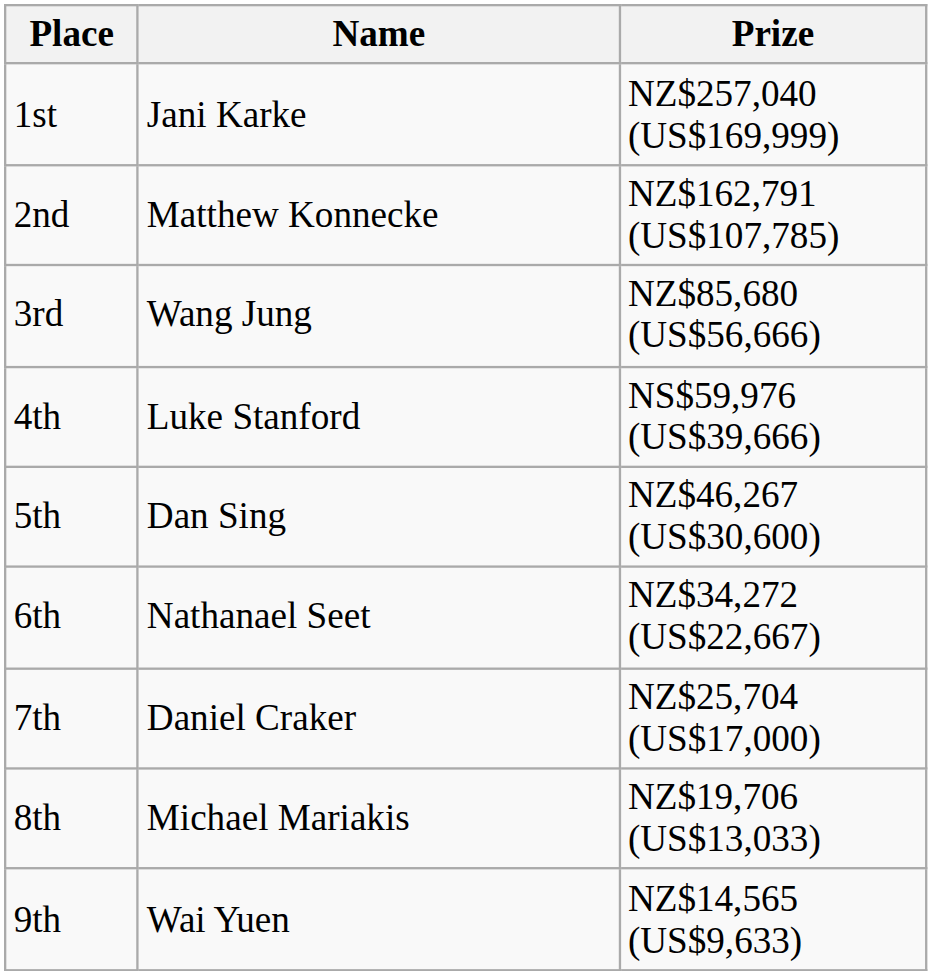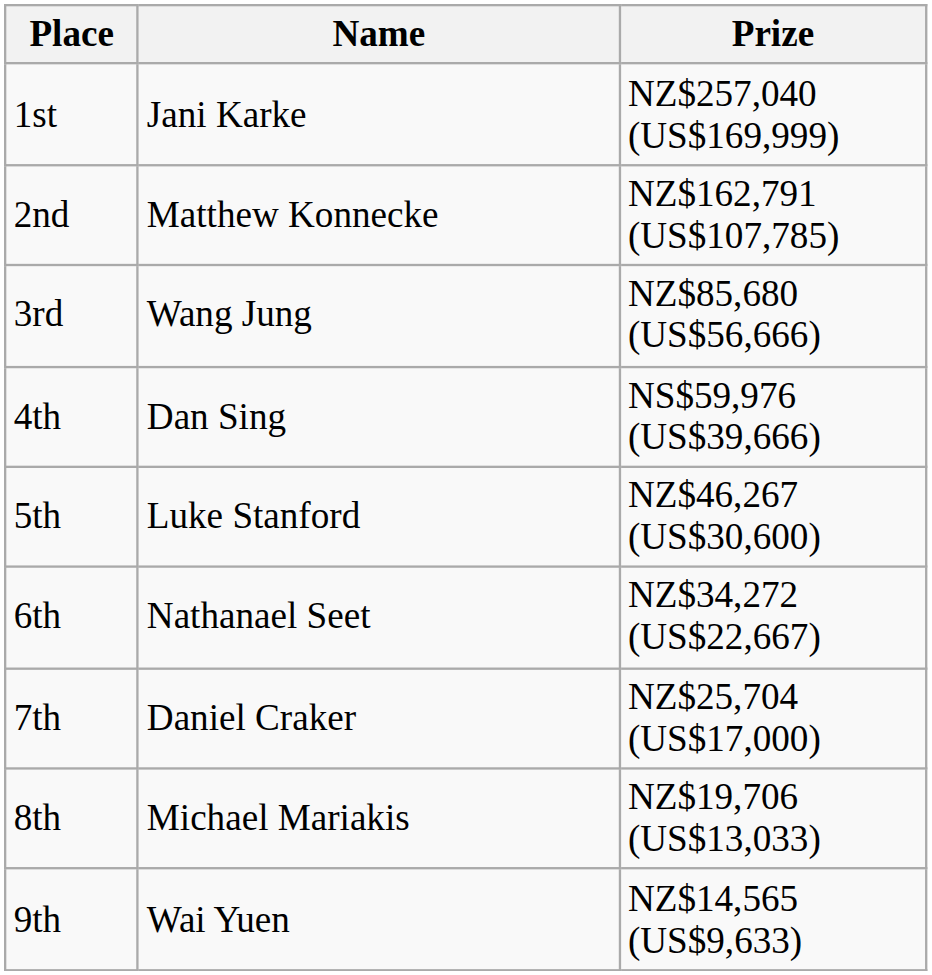(254, 415) Luke Stanford -> (216, 415) Dan Sing
(216, 516) Dan Sing -> (254, 516) Luke Stanford
